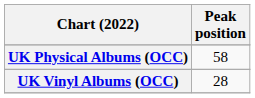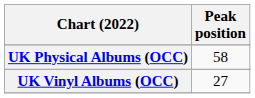(220, 81) 28 -> (220, 81) 27
